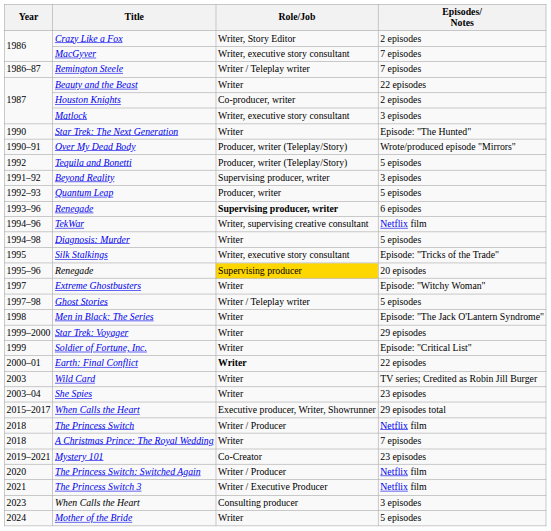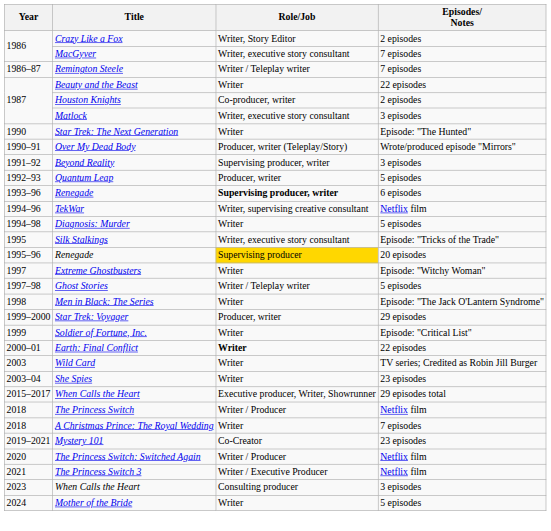- row: (16, 162)
(231, 332) Writer -> (250, 317) Producer, writer
